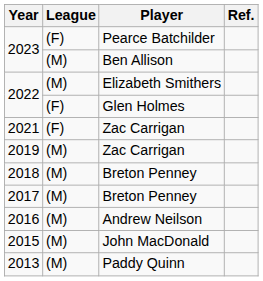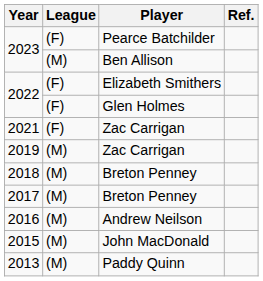(57, 83) (M) -> (55, 83) (F)
